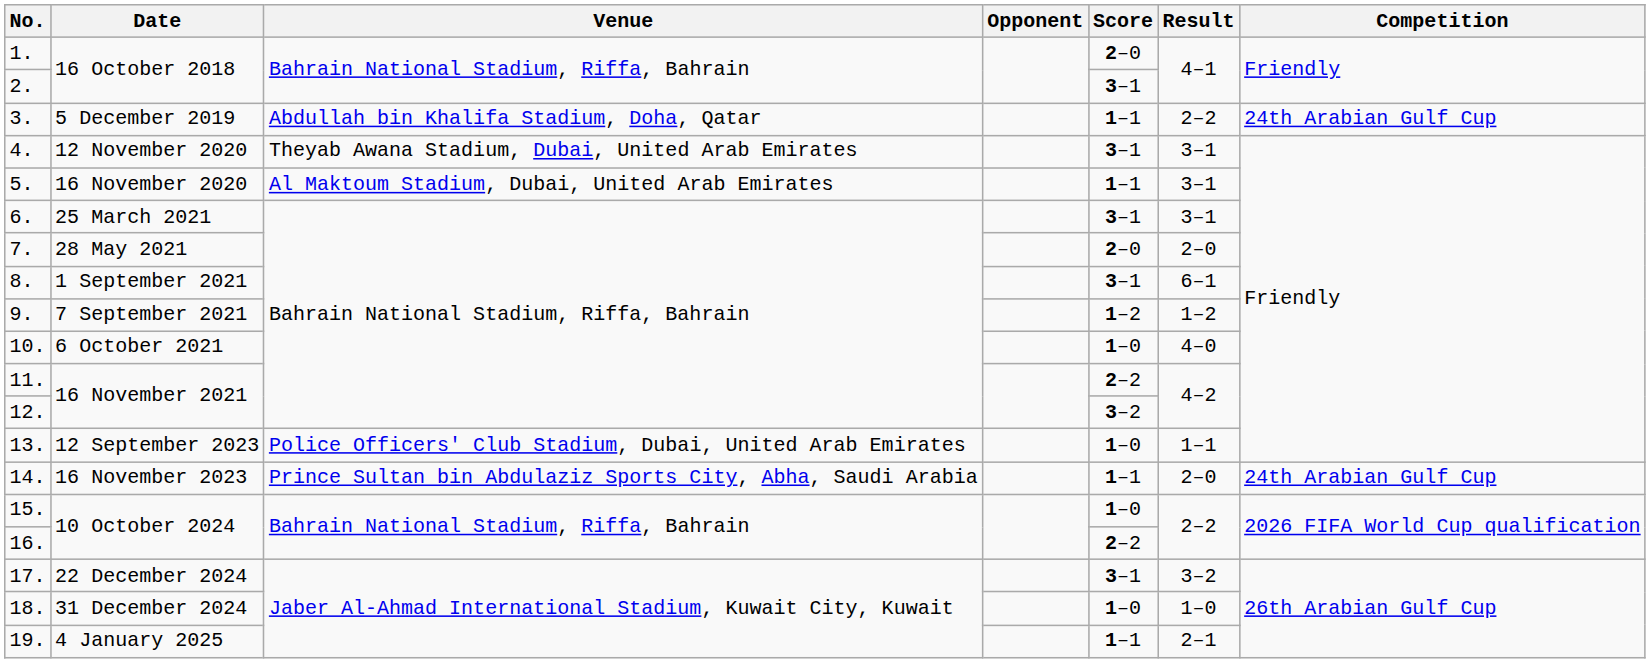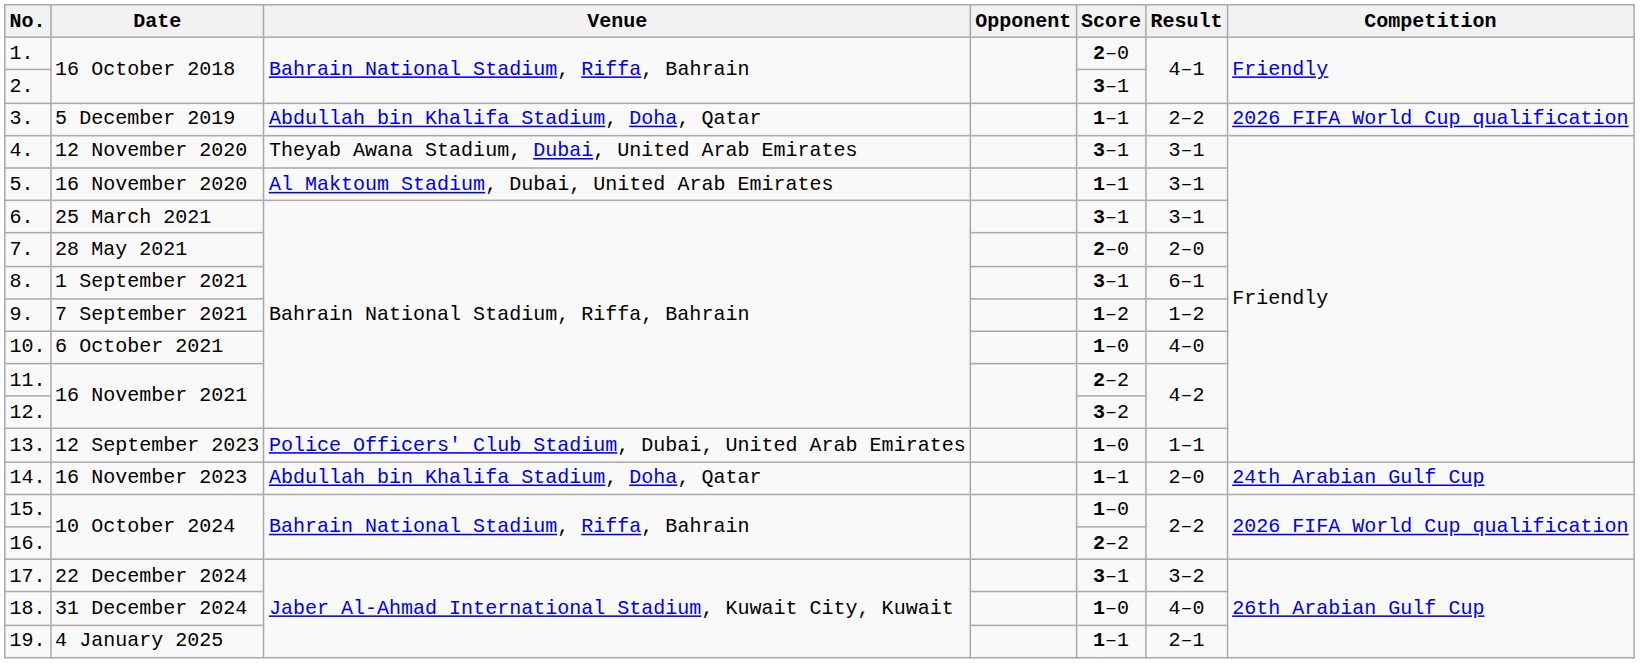(1370, 119) 24th Arabian Gulf Cup -> (1430, 119) 2026 FIFA World Cup qualification
(623, 478) Prince Sultan bin Abdulaziz Sports City, Abha, Saudi Arabia -> (515, 478) Abdullah bin Khalifa Stadium, Doha, Qatar
(1199, 608) 1–0 -> (1187, 608) 4–0
